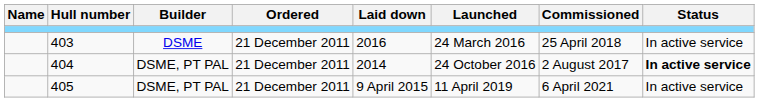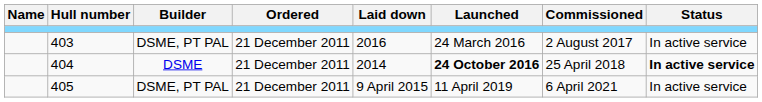(183, 43) DSME -> (183, 43) DSME, PT PAL
(582, 43) 25 April 2018 -> (589, 43) 2 August 2017
(183, 64) DSME, PT PAL -> (183, 64) DSME
(485, 64) normal -> (487, 64) bold
(585, 64) 2 August 2017 -> (585, 64) 25 April 2018
